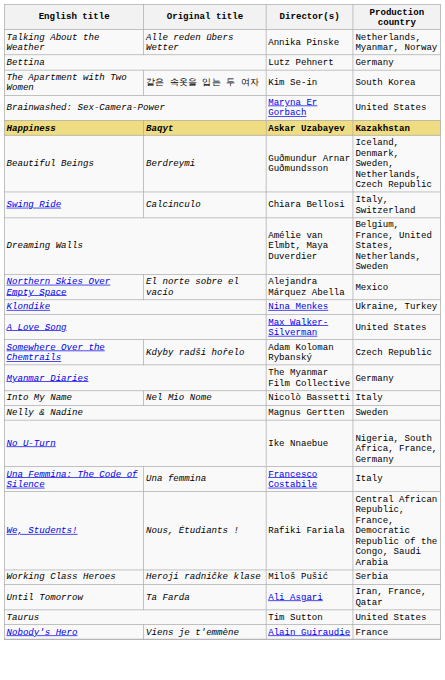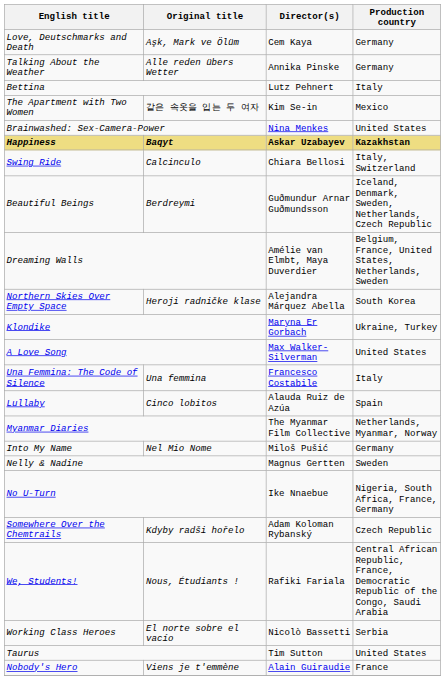+ row: (67, 42)
(396, 42) Netherlands, Myanmar, Norway -> (375, 68) Germany
(375, 62) Germany -> (369, 88) Italy
(385, 83) South Korea -> (372, 108) Mexico
(293, 108) Maryna Er Gorbach -> (298, 128) Nina Menkes
rows swapped: (50, 164) <-> (34, 205)
(192, 287) El norte sobre el vacío -> (203, 302) Heroji radničke klase
(372, 287) Mexico -> (385, 302) South Korea
(298, 307) Nina Menkes -> (293, 327) Maryna Er Gorbach
rows swapped: (56, 352) <-> (72, 479)
+ row: (26, 403)
(375, 378) Germany -> (396, 428) Netherlands, Myanmar, Norway
(309, 398) Nicolò Bassetti -> (298, 449) Miloš Pušić
(369, 398) Italy -> (375, 449) Germany
(203, 577) Heroji radničke klase -> (192, 633) El norte sobre el vacío
(298, 577) Miloš Pušić -> (309, 633) Nicolò Bassetti
- row: (45, 597)
